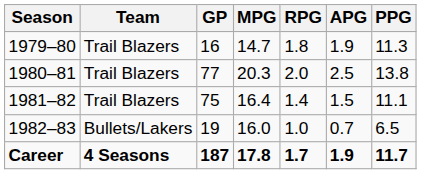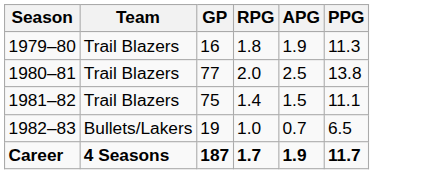- column: (257, 18)
